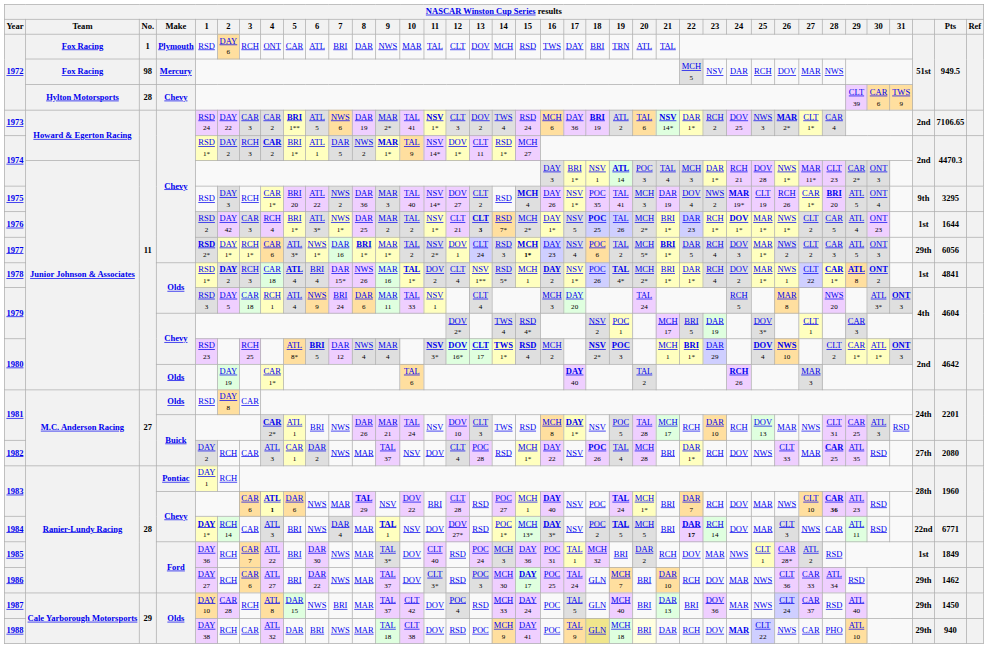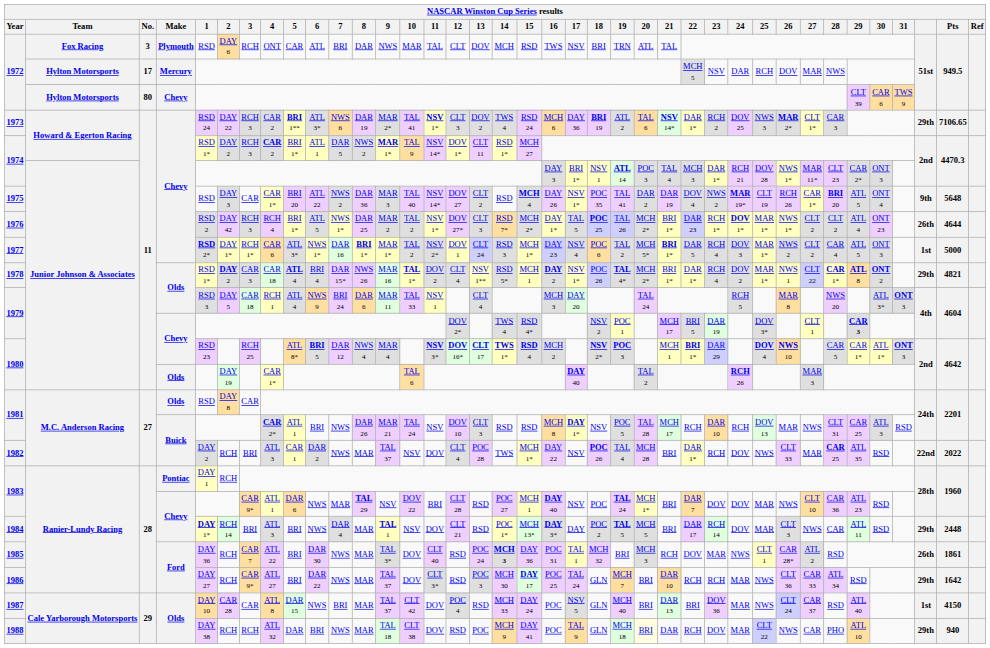(148, 46) 1 -> (148, 46) 3
(575, 46) DAY -> (576, 46) NSV
(82, 72) Fox Racing -> (82, 72) Hylton Motorsports
(148, 72) 98 -> (148, 72) 17
(148, 97) 28 -> (148, 97) 80
(250, 122) CAR 3 -> (250, 122) RCH 3
(317, 122) ATL 5 -> (317, 122) ATL 3*
(834, 122) CAR 4 -> (836, 122) CAR 3
(923, 122) 2nd -> (926, 122) 29th
(250, 199) RCH -> (250, 199) CAR
(644, 198) MCH 3 -> (646, 198) DAR 2
(950, 199) 3295 -> (953, 199) 5648
(250, 224) CAR 3 -> (250, 224) RCH 3
(317, 224) ATL 3* -> (317, 224) ATL 5
(458, 224) CLT 21 -> (458, 224) DOV 27*
(481, 224) bold -> (481, 224) normal
(575, 224) NSV 5 -> (576, 224) TAL 5
(834, 224) CAR 5 -> (836, 224) CLT 2
(923, 224) 1st -> (926, 224) 26th
(950, 224) 1644 -> (953, 224) 4644
(528, 249) bold -> (529, 249) normal
(834, 249) CAR 3 -> (836, 249) CAR 4
(923, 249) 29th -> (926, 249) 1st
(950, 249) 6056 -> (953, 249) 5000
(250, 274) RCH 3 -> (250, 274) CAR 3
(923, 275) 1st -> (926, 275) 29th
(950, 275) 4841 -> (953, 275) 4821
(856, 325) normal -> (858, 326) bold
(834, 351) CLT 2 -> (836, 351) CAR 5
(504, 427) TWS -> (504, 427) RSD
(250, 453) CAR -> (250, 453) BRI
(504, 453) RSD -> (504, 453) TWS
(923, 453) 27th -> (926, 453) 22nd
(950, 453) 2080 -> (953, 453) 2022
(250, 503) CAR 6 -> (250, 503) CAR 9*
(272, 503) bold -> (272, 503) normal
(715, 503) RCH -> (716, 503) DOV
(834, 503) bold -> (836, 503) normal
(250, 529) CAR -> (250, 529) BRI
(458, 529) DOV 27* -> (458, 529) CLT 21
(575, 529) NSV -> (576, 529) DAY
(691, 529) bold -> (693, 529) normal
(923, 529) 22nd -> (926, 529) 29th
(950, 529) 6771 -> (953, 529) 2448
(504, 554) normal -> (504, 554) bold
(644, 554) DAR 2 -> (646, 554) MCH 3
(923, 554) 1st -> (926, 554) 26th
(950, 554) 1849 -> (953, 554) 1861
(250, 579) CAR 6 -> (250, 579) CAR 9*
(715, 580) DOV -> (716, 580) RCH
(950, 580) 1462 -> (953, 580) 1642
(250, 605) RCH -> (250, 605) CAR
(575, 605) TAL 5 -> (576, 605) NSV 5
(923, 605) 29th -> (926, 605) 1st
(950, 605) 1450 -> (953, 605) 4150
(250, 631) CAR -> (250, 631) RCH
(597, 631) khaki background -> (599, 631) no background
(739, 631) bold -> (740, 631) normal
